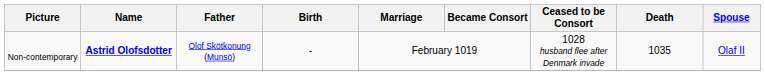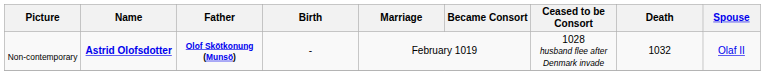(220, 51) normal -> (220, 51) bold
(660, 51) 1035 -> (660, 51) 1032
